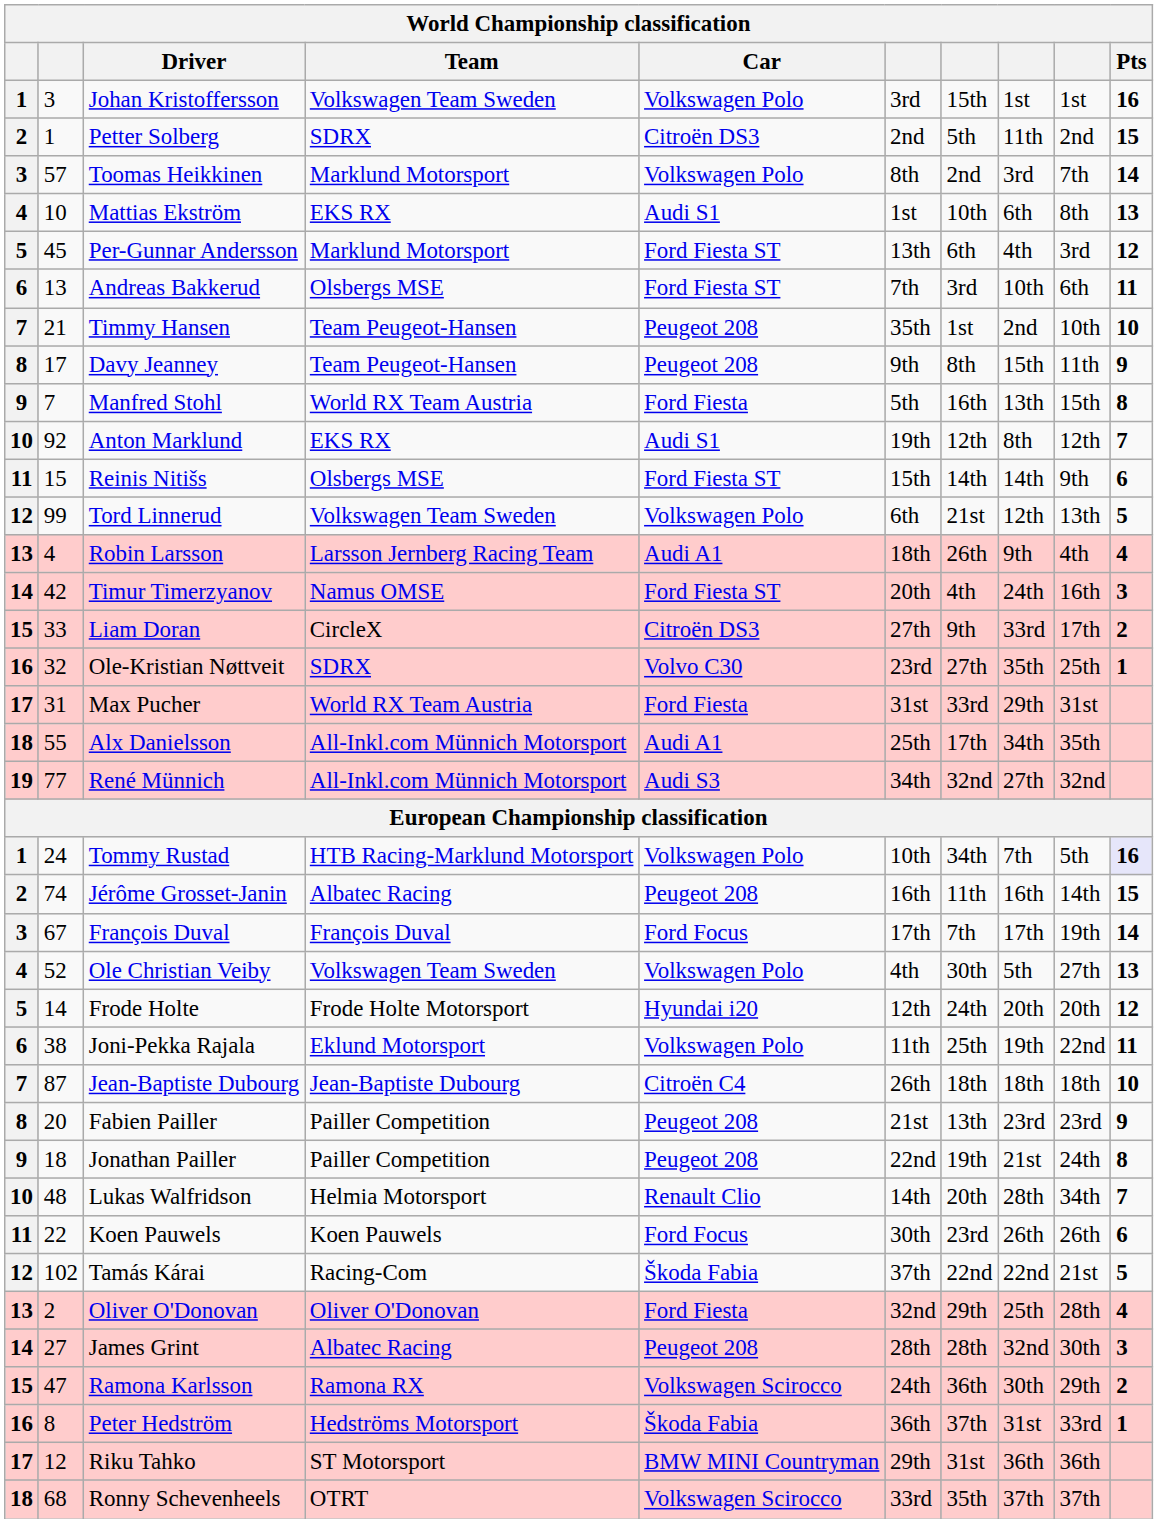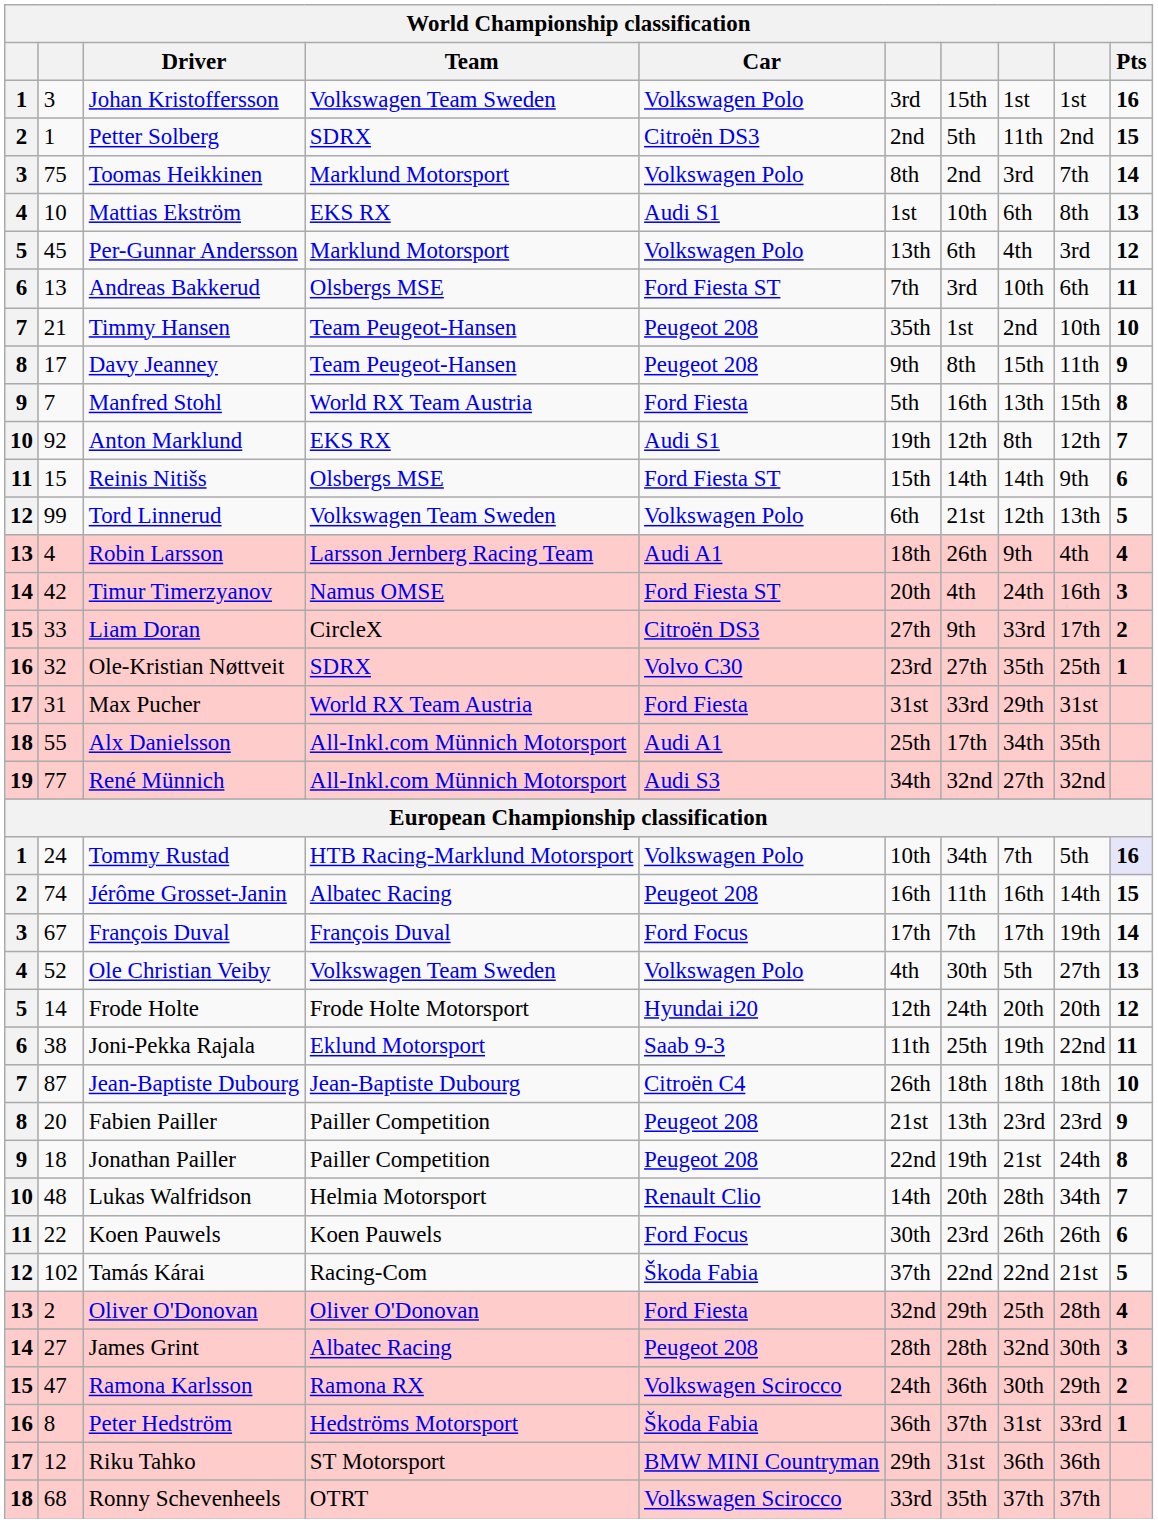(55, 174) 57 -> (55, 174) 75
(712, 250) Ford Fiesta ST -> (724, 250) Volkswagen Polo
(724, 1045) Volkswagen Polo -> (685, 1045) Saab 9-3
